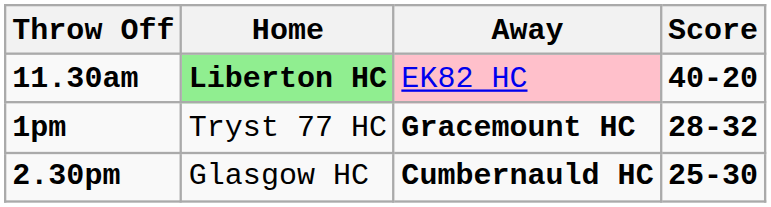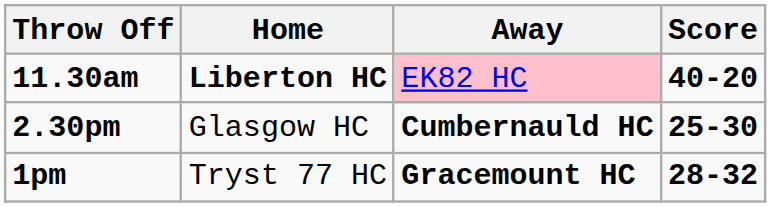(288, 79) lightgreen background -> (288, 79) no background
rows swapped: (39, 128) <-> (66, 176)
